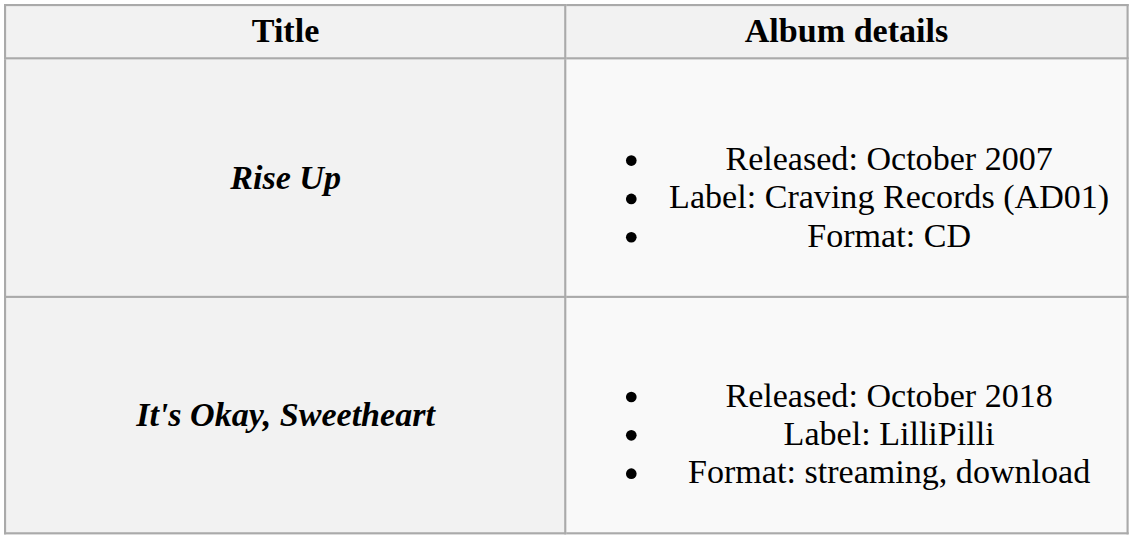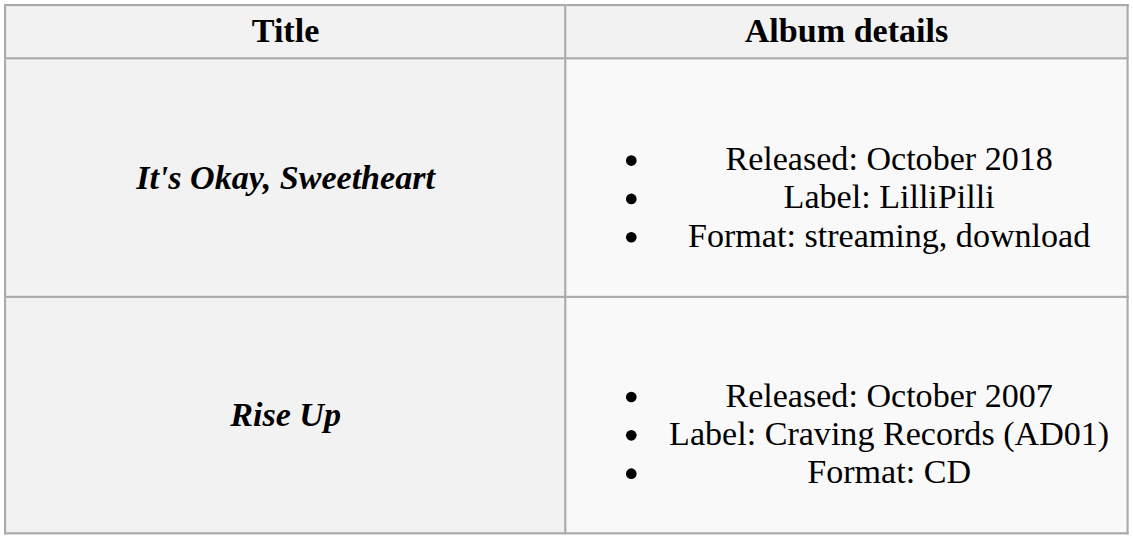rows swapped: (286, 177) <-> (286, 414)
